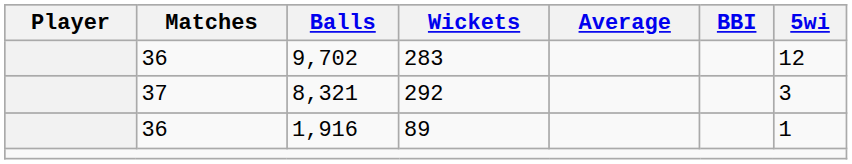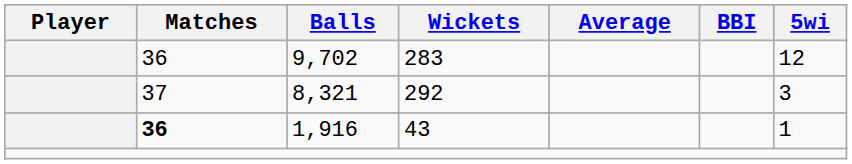(155, 130) normal -> (155, 130) bold
(417, 130) 89 -> (417, 130) 43
